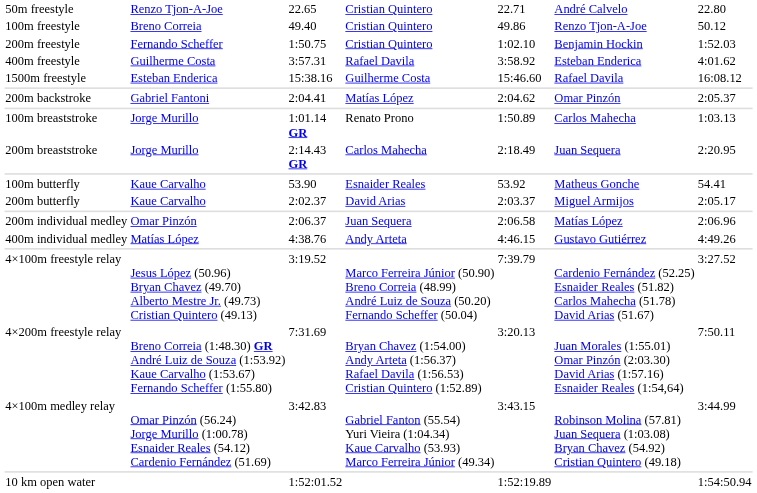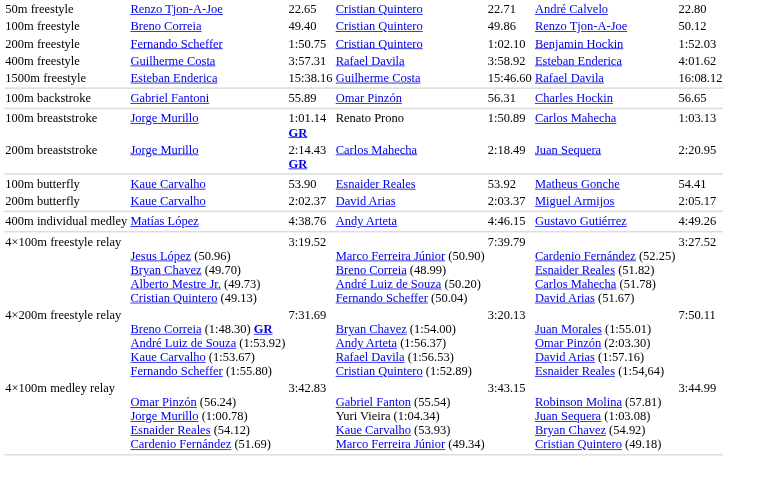+ row: (48, 98)
- row: (48, 98)
- row: (66, 221)
- row: (50, 482)
